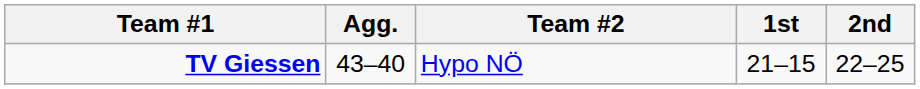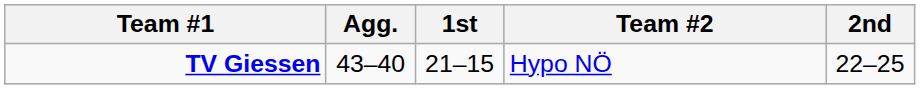columns swapped: (576, 24) <-> (781, 24)
